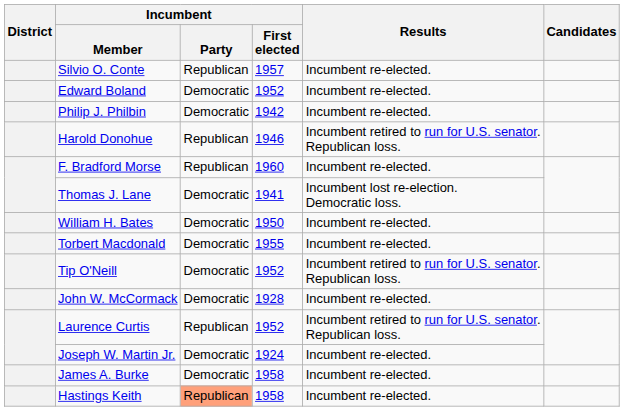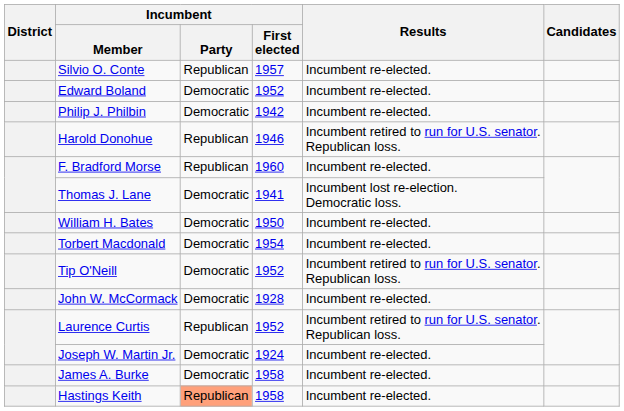(269, 243) 1955 -> (269, 243) 1954
